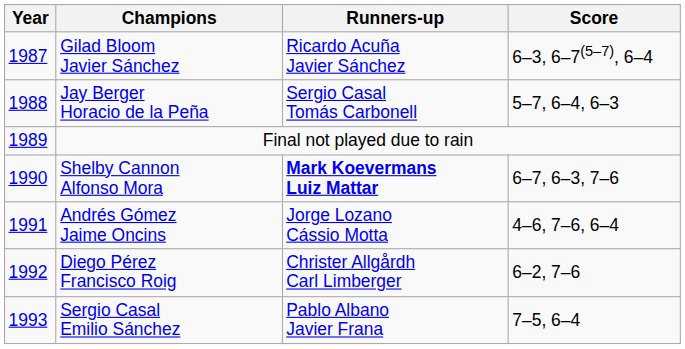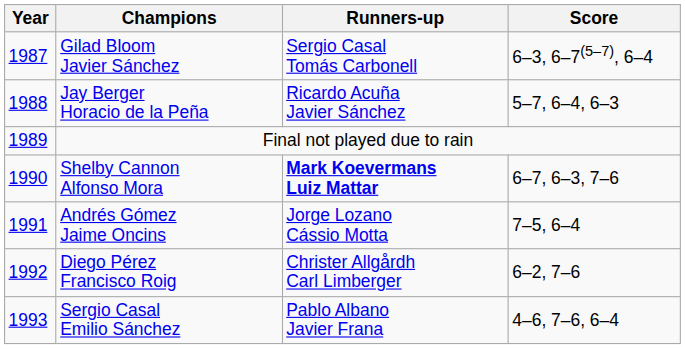(346, 55) Ricardo Acuña Javier Sánchez -> (352, 55) Sergio Casal Tomás Carbonell
(352, 103) Sergio Casal Tomás Carbonell -> (346, 103) Ricardo Acuña Javier Sánchez
(566, 225) 4–6, 7–6, 6–4 -> (546, 225) 7–5, 6–4
(546, 319) 7–5, 6–4 -> (566, 319) 4–6, 7–6, 6–4
